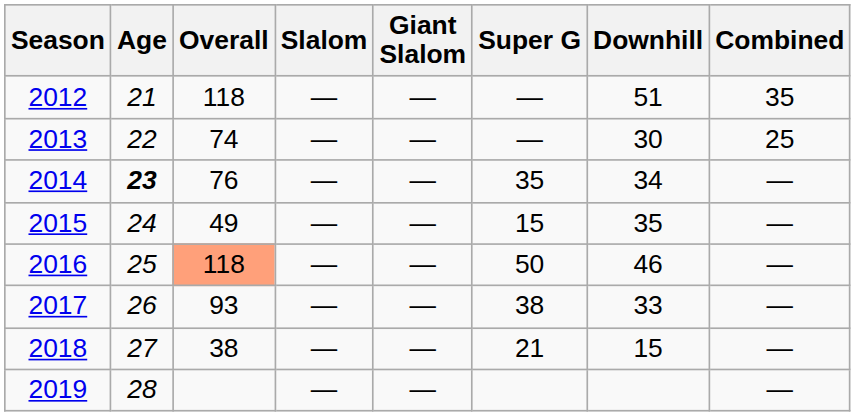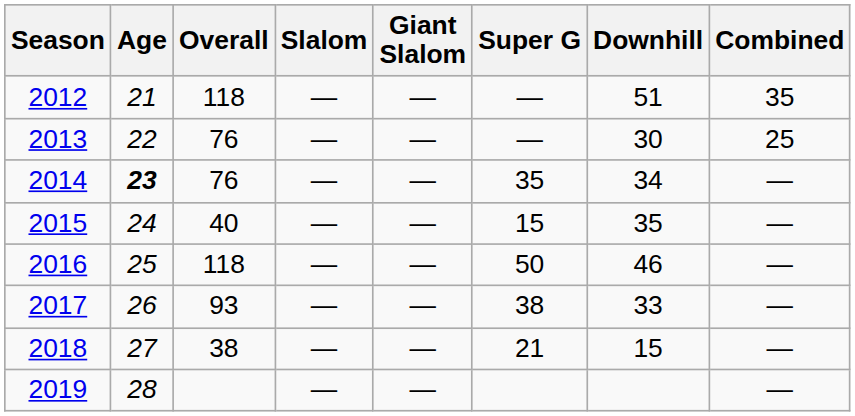(224, 138) 74 -> (224, 138) 76
(224, 222) 49 -> (224, 222) 40
(224, 264) lightsalmon background -> (224, 264) no background
